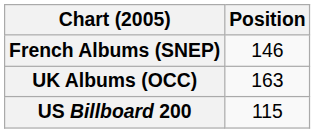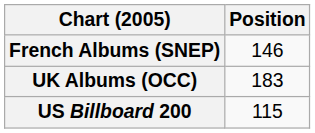(267, 81) 163 -> (267, 81) 183
